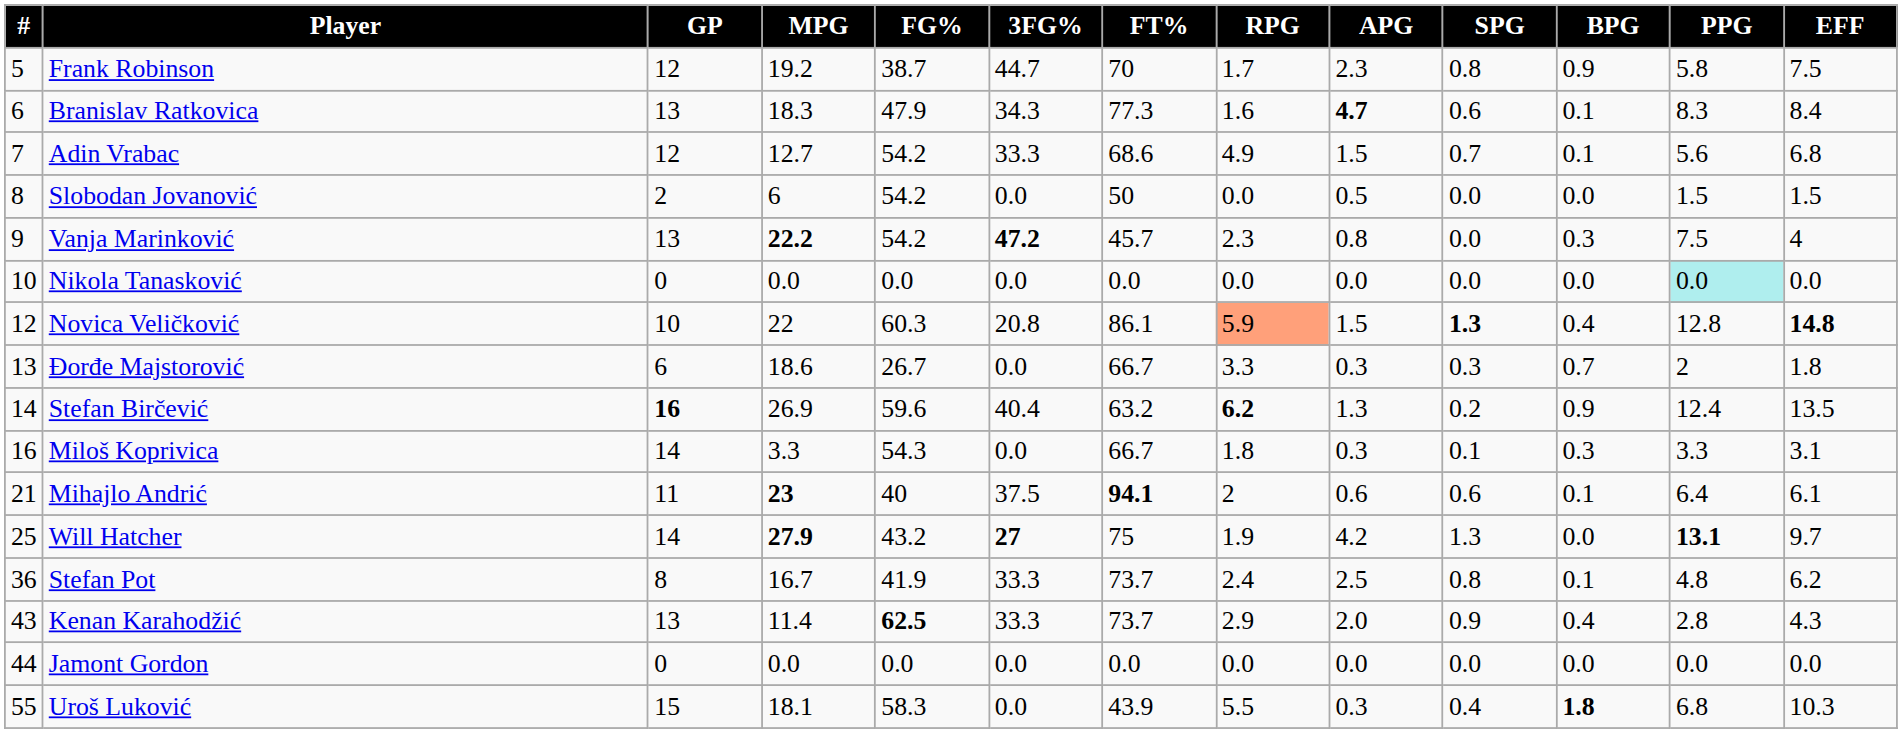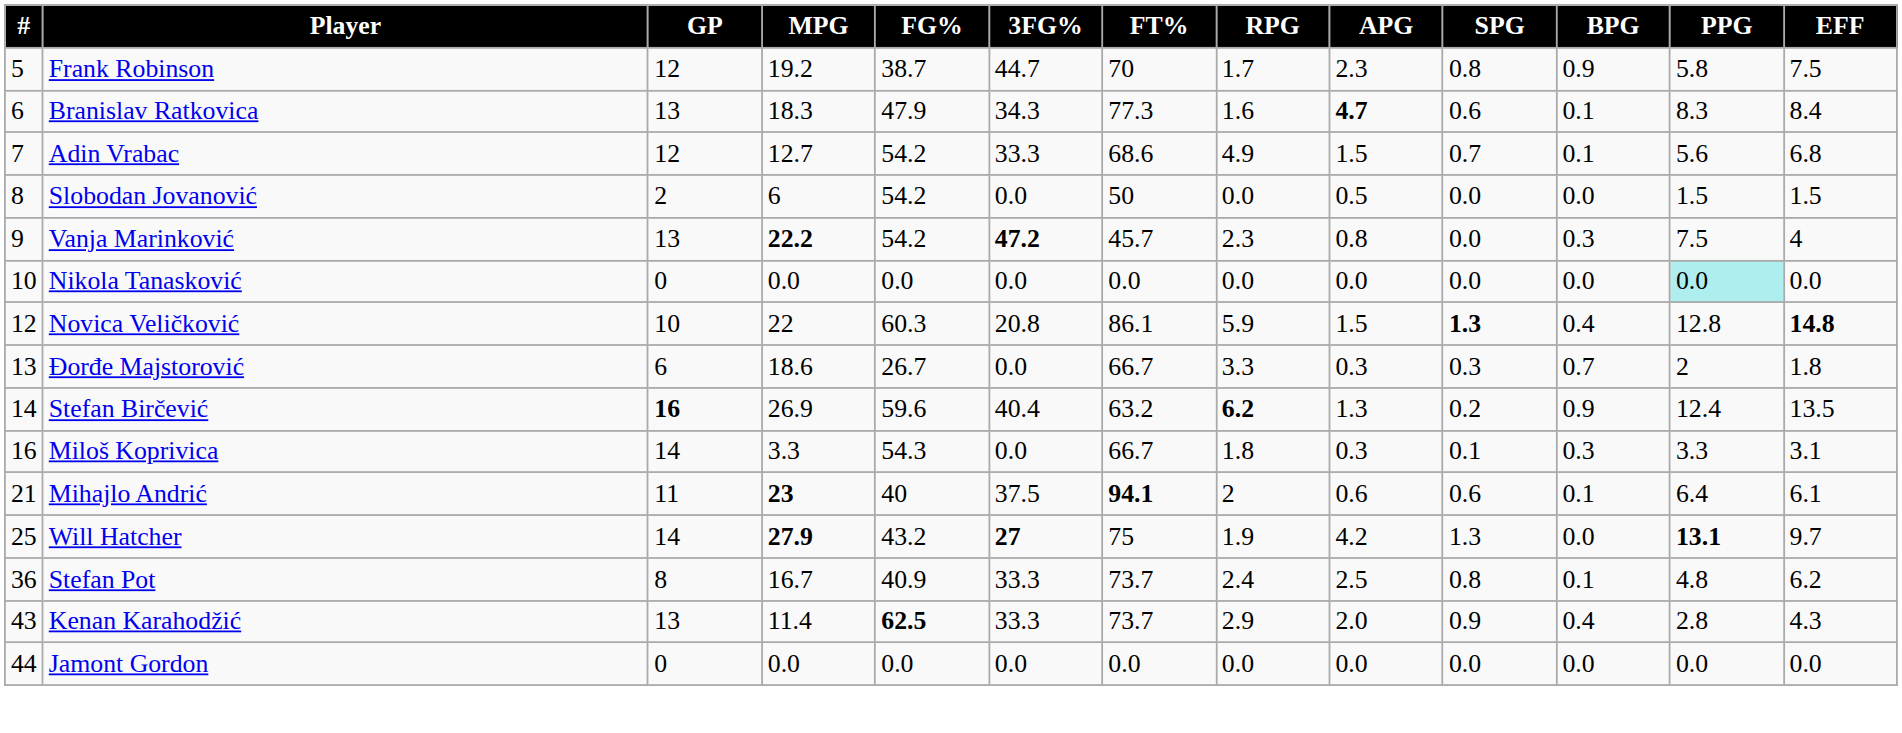(1238, 323) lightsalmon background -> (1238, 323) no background
(904, 578) 41.9 -> (904, 578) 40.9
- row: (120, 706)
